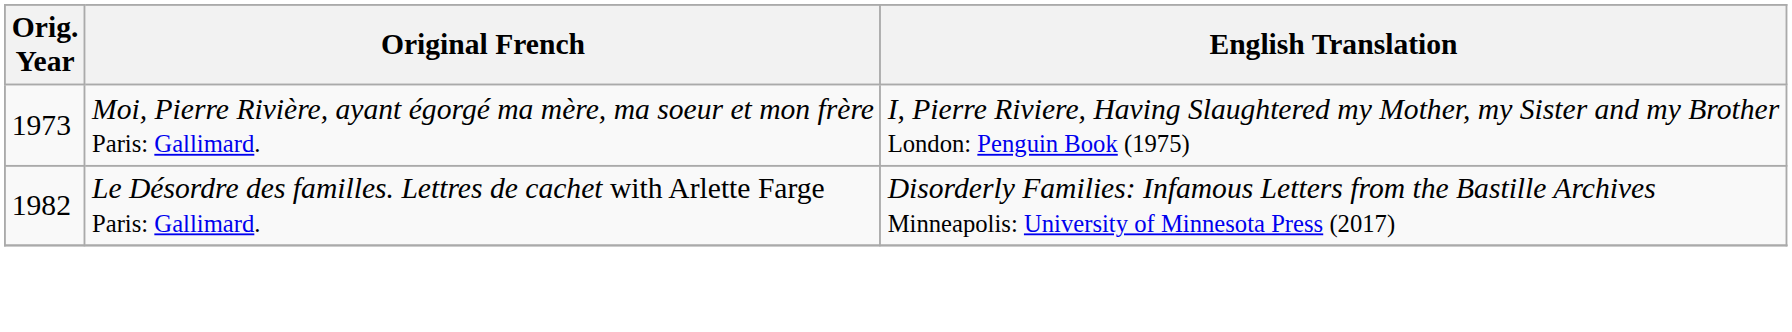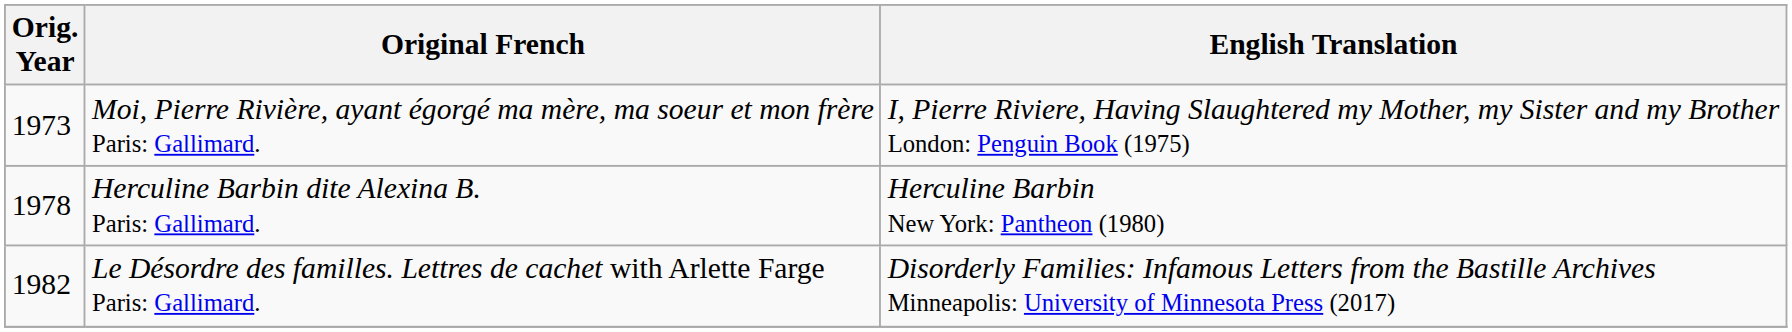+ row: (286, 205)
